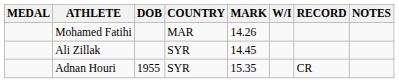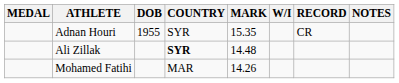rows swapped: (85, 68) <-> (93, 31)
(178, 50) normal -> (179, 50) bold
(243, 50) 14.45 -> (243, 50) 14.48
